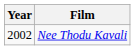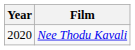(20, 35) 2002 -> (20, 35) 2020
